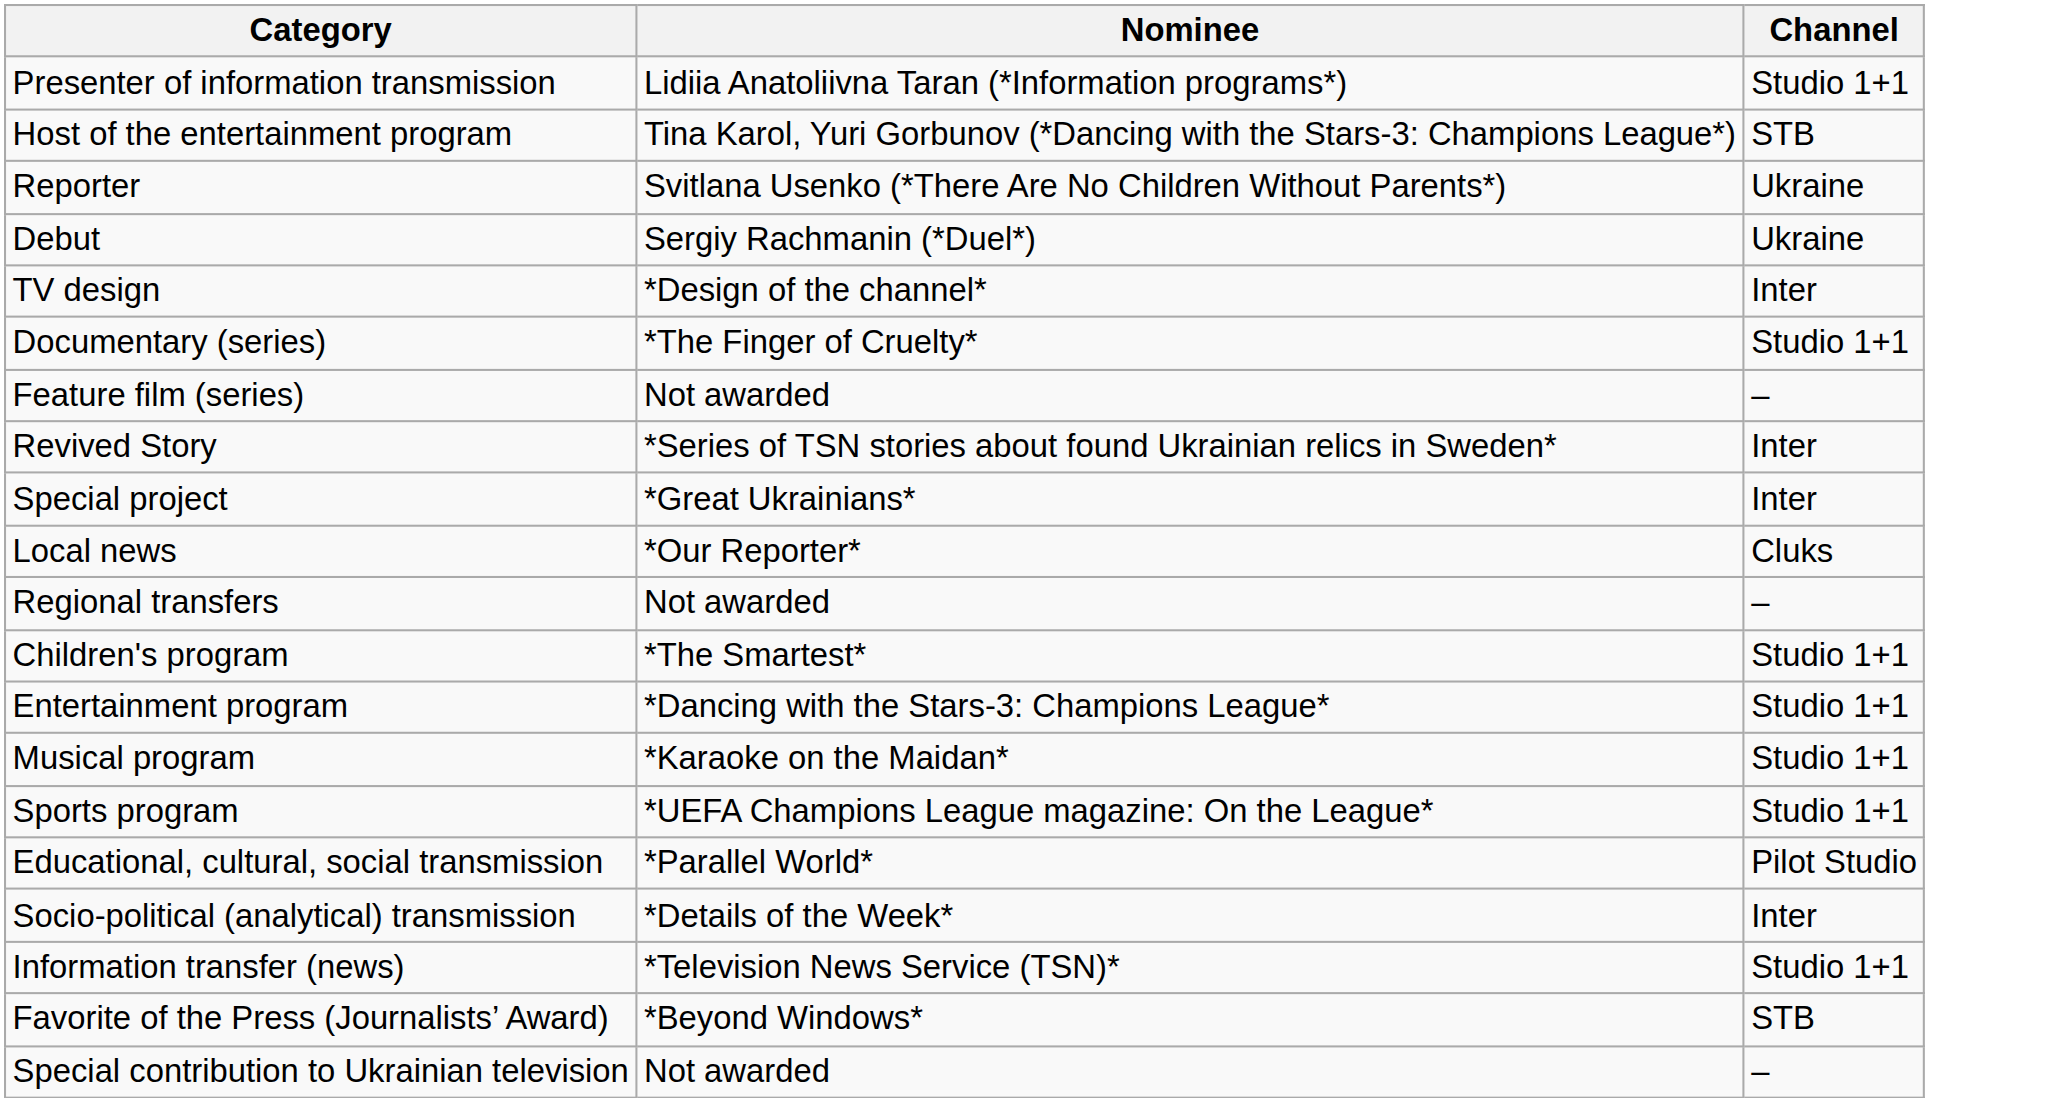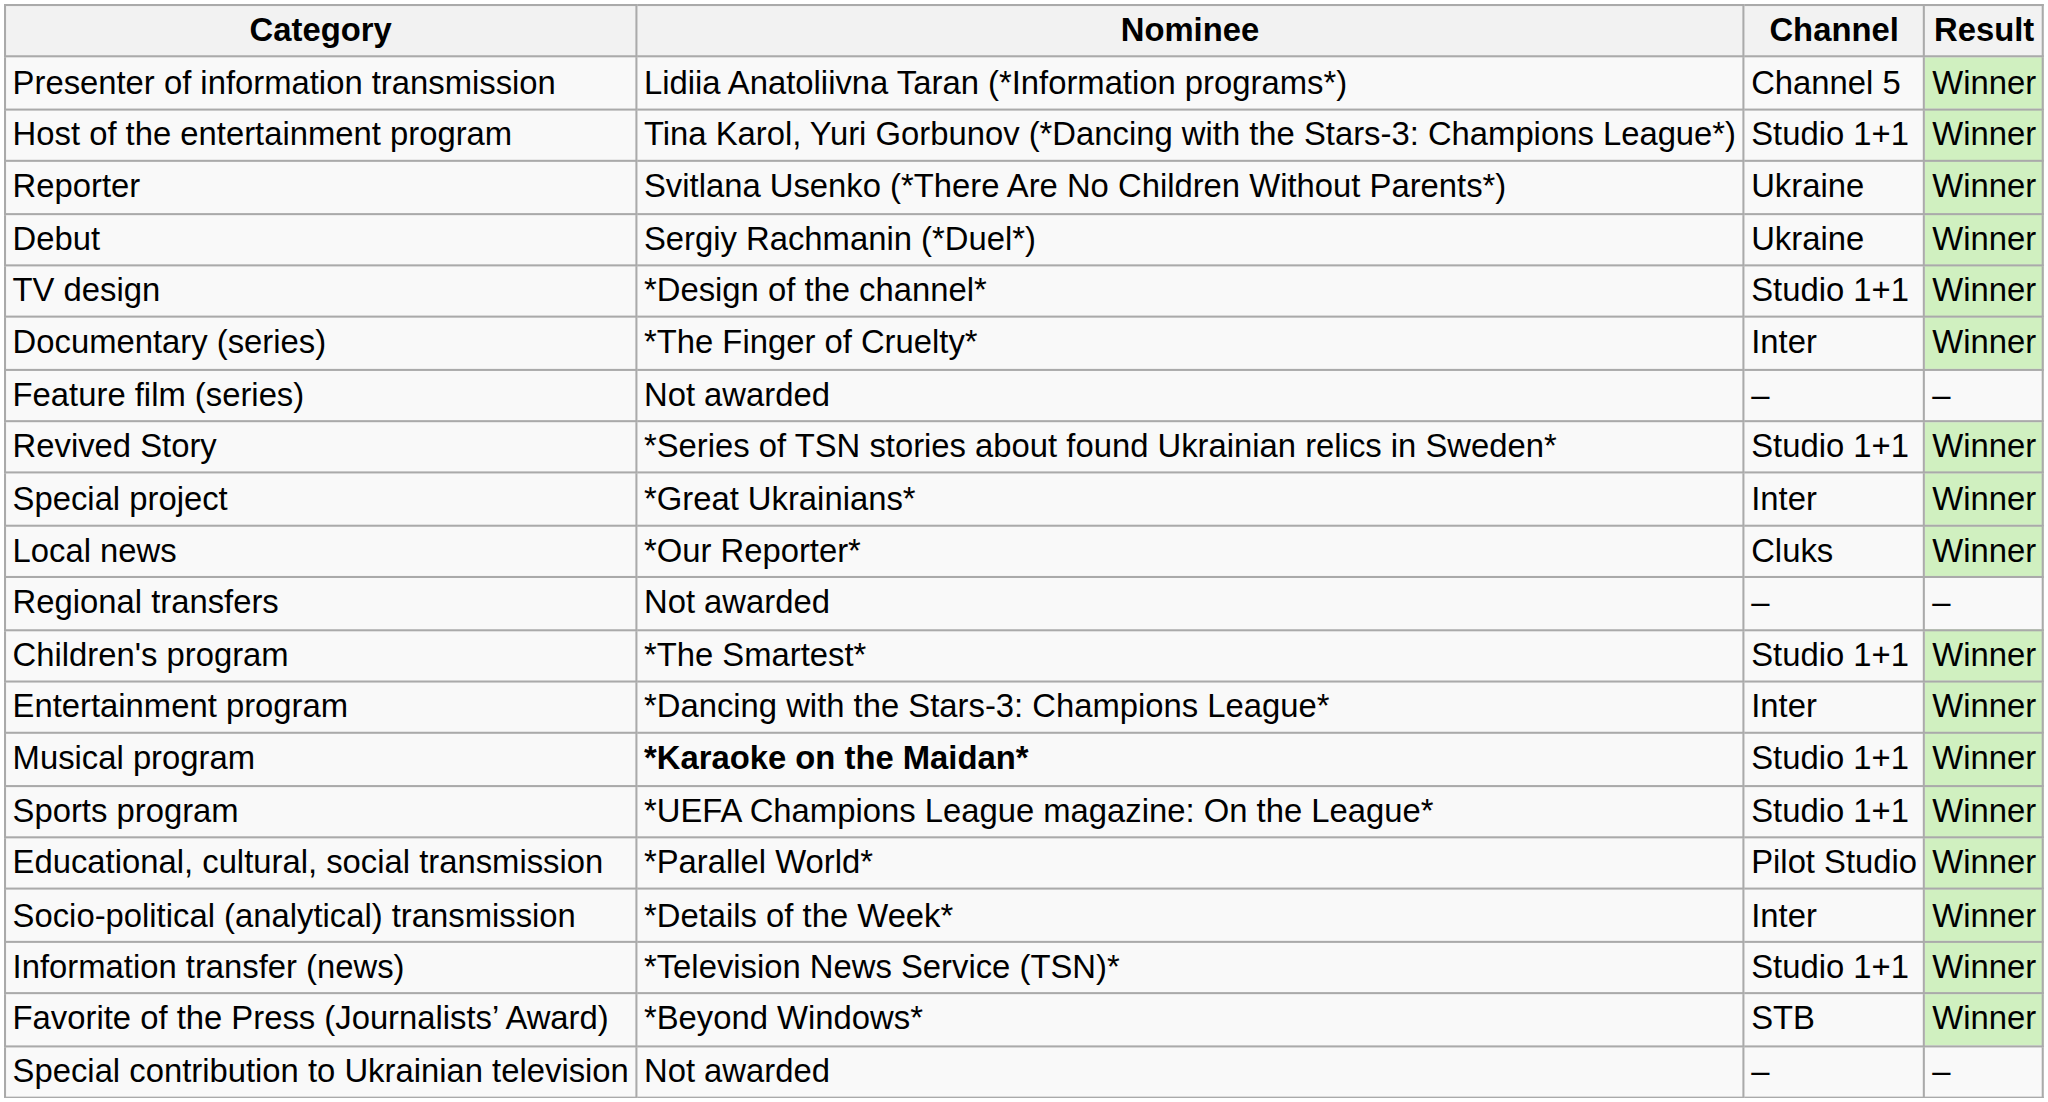+ column: (1984, 30)
(1830, 82) Studio 1+1 -> (1826, 82) Channel 5
(1783, 134) STB -> (1830, 134) Studio 1+1
(1784, 290) Inter -> (1830, 290) Studio 1+1
(1830, 342) Studio 1+1 -> (1784, 342) Inter
(1784, 446) Inter -> (1830, 446) Studio 1+1
(1830, 706) Studio 1+1 -> (1784, 706) Inter
(826, 758) normal -> (836, 758) bold
